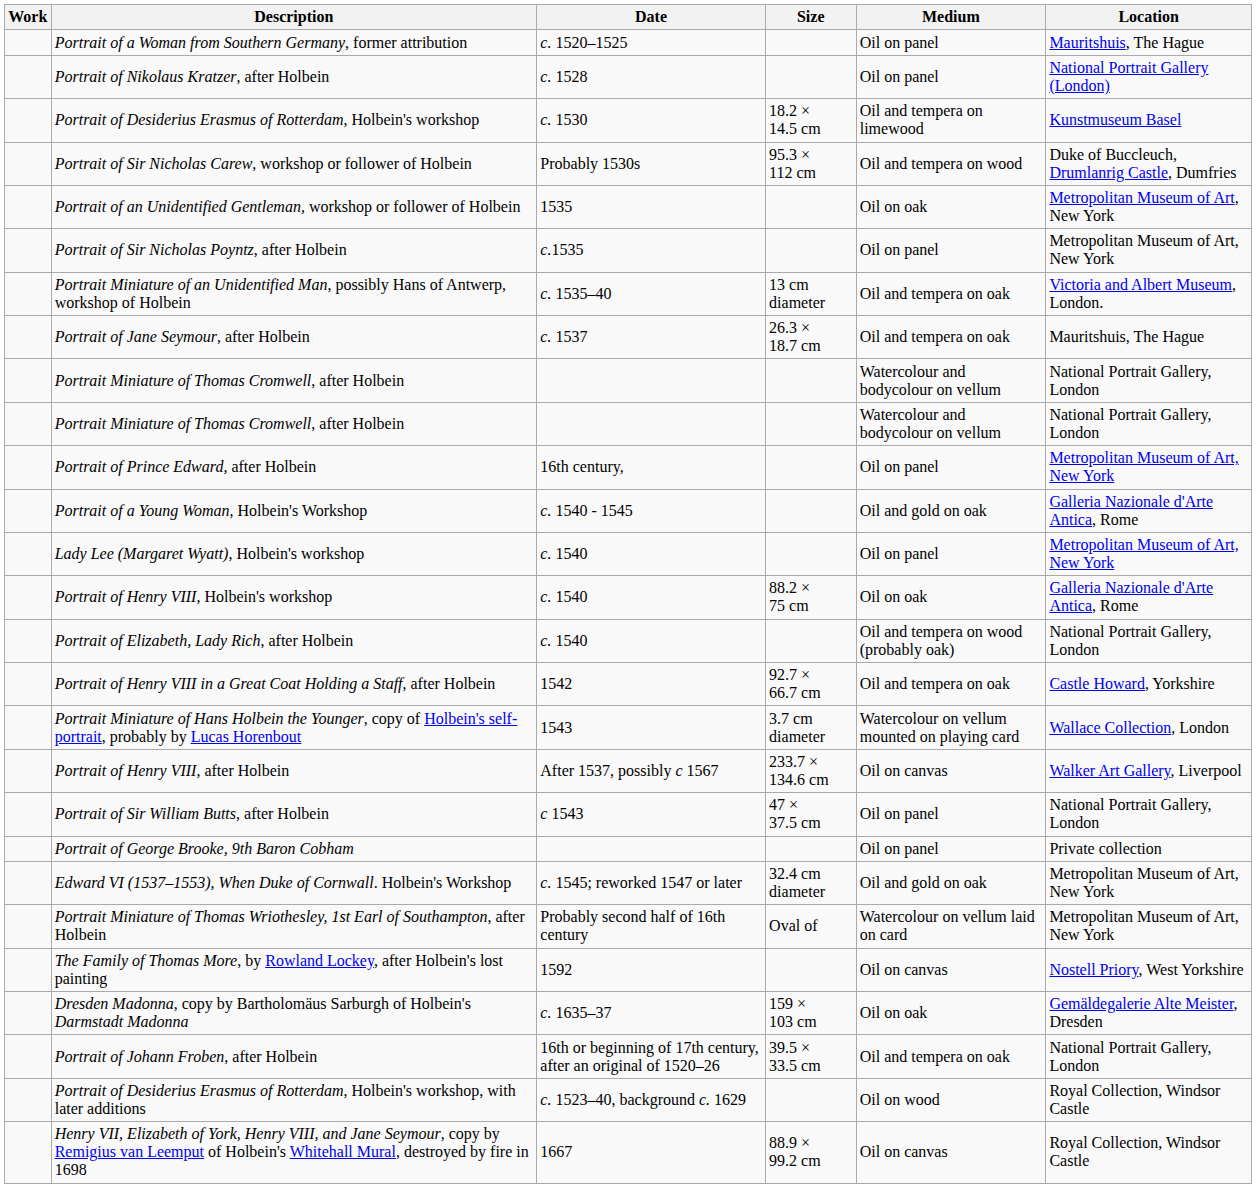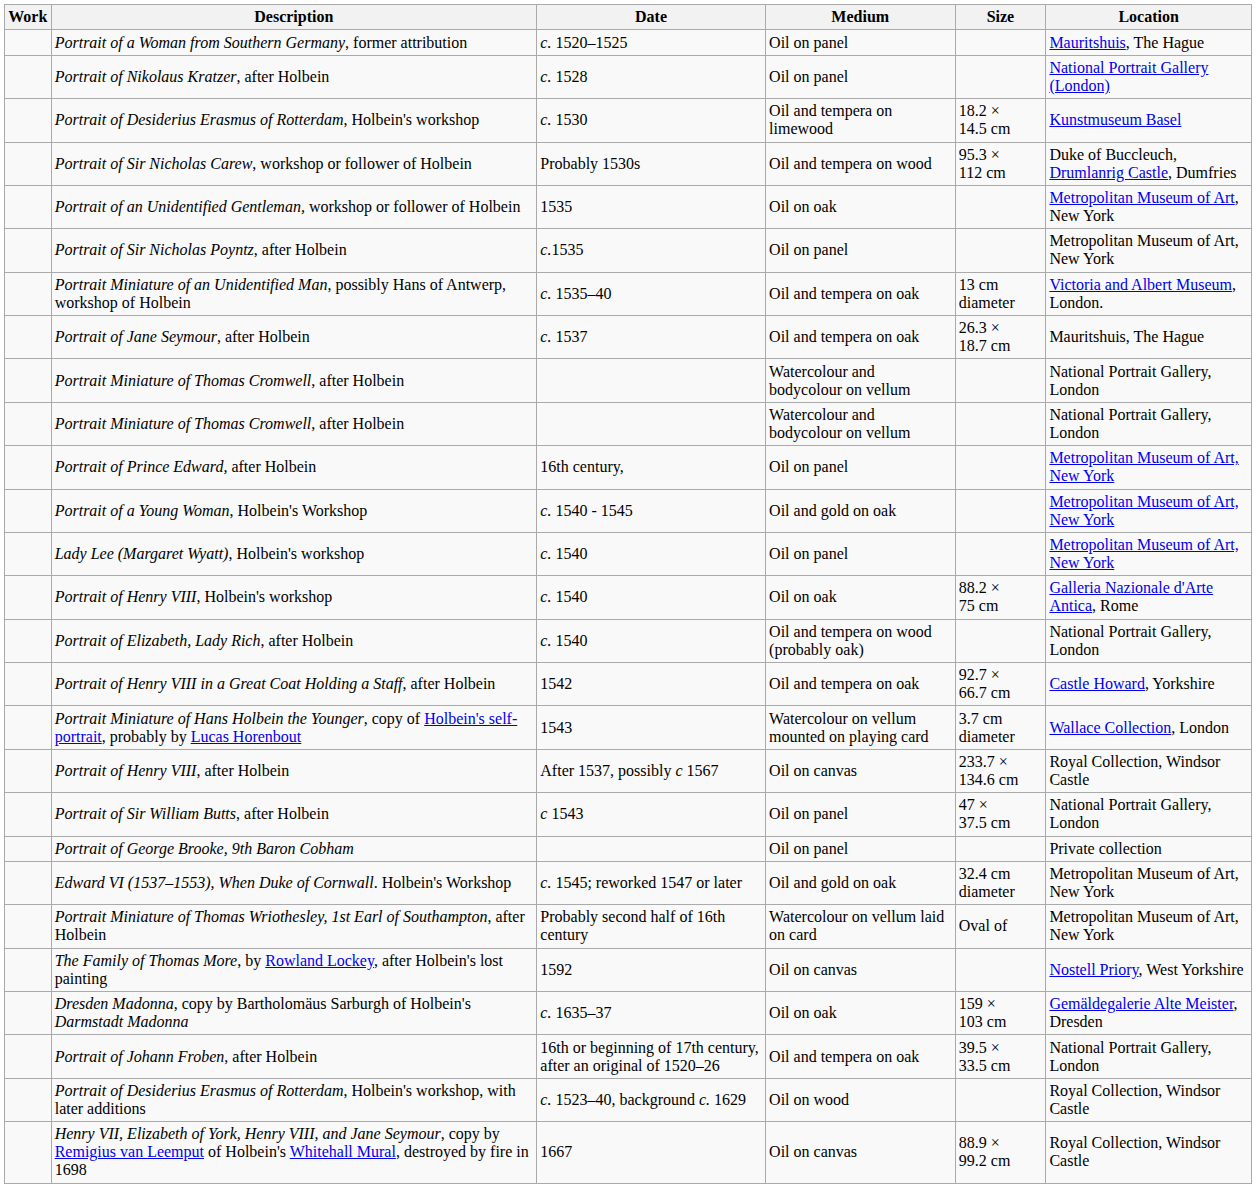columns swapped: (951, 17) <-> (811, 17)
(1131, 510) Galleria Nazionale d'Arte Antica, Rome -> (1144, 510) Metropolitan Museum of Art, New York
(1146, 770) Walker Art Gallery, Liverpool -> (1135, 770) Royal Collection, Windsor Castle
